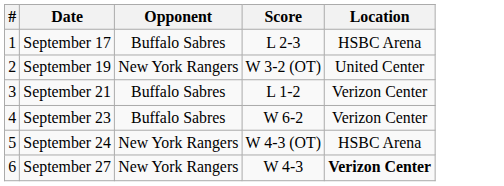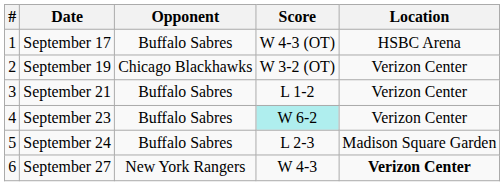(283, 42) L 2-3 -> (297, 42) W 4-3 (OT)
(178, 67) New York Rangers -> (185, 67) Chicago Blackhawks
(380, 67) United Center -> (419, 67) Verizon Center
(283, 117) no background -> (297, 117) paleturquoise background
(178, 142) New York Rangers -> (185, 142) Buffalo Sabres
(283, 142) W 4-3 (OT) -> (297, 142) L 2-3
(380, 142) HSBC Arena -> (419, 142) Madison Square Garden
